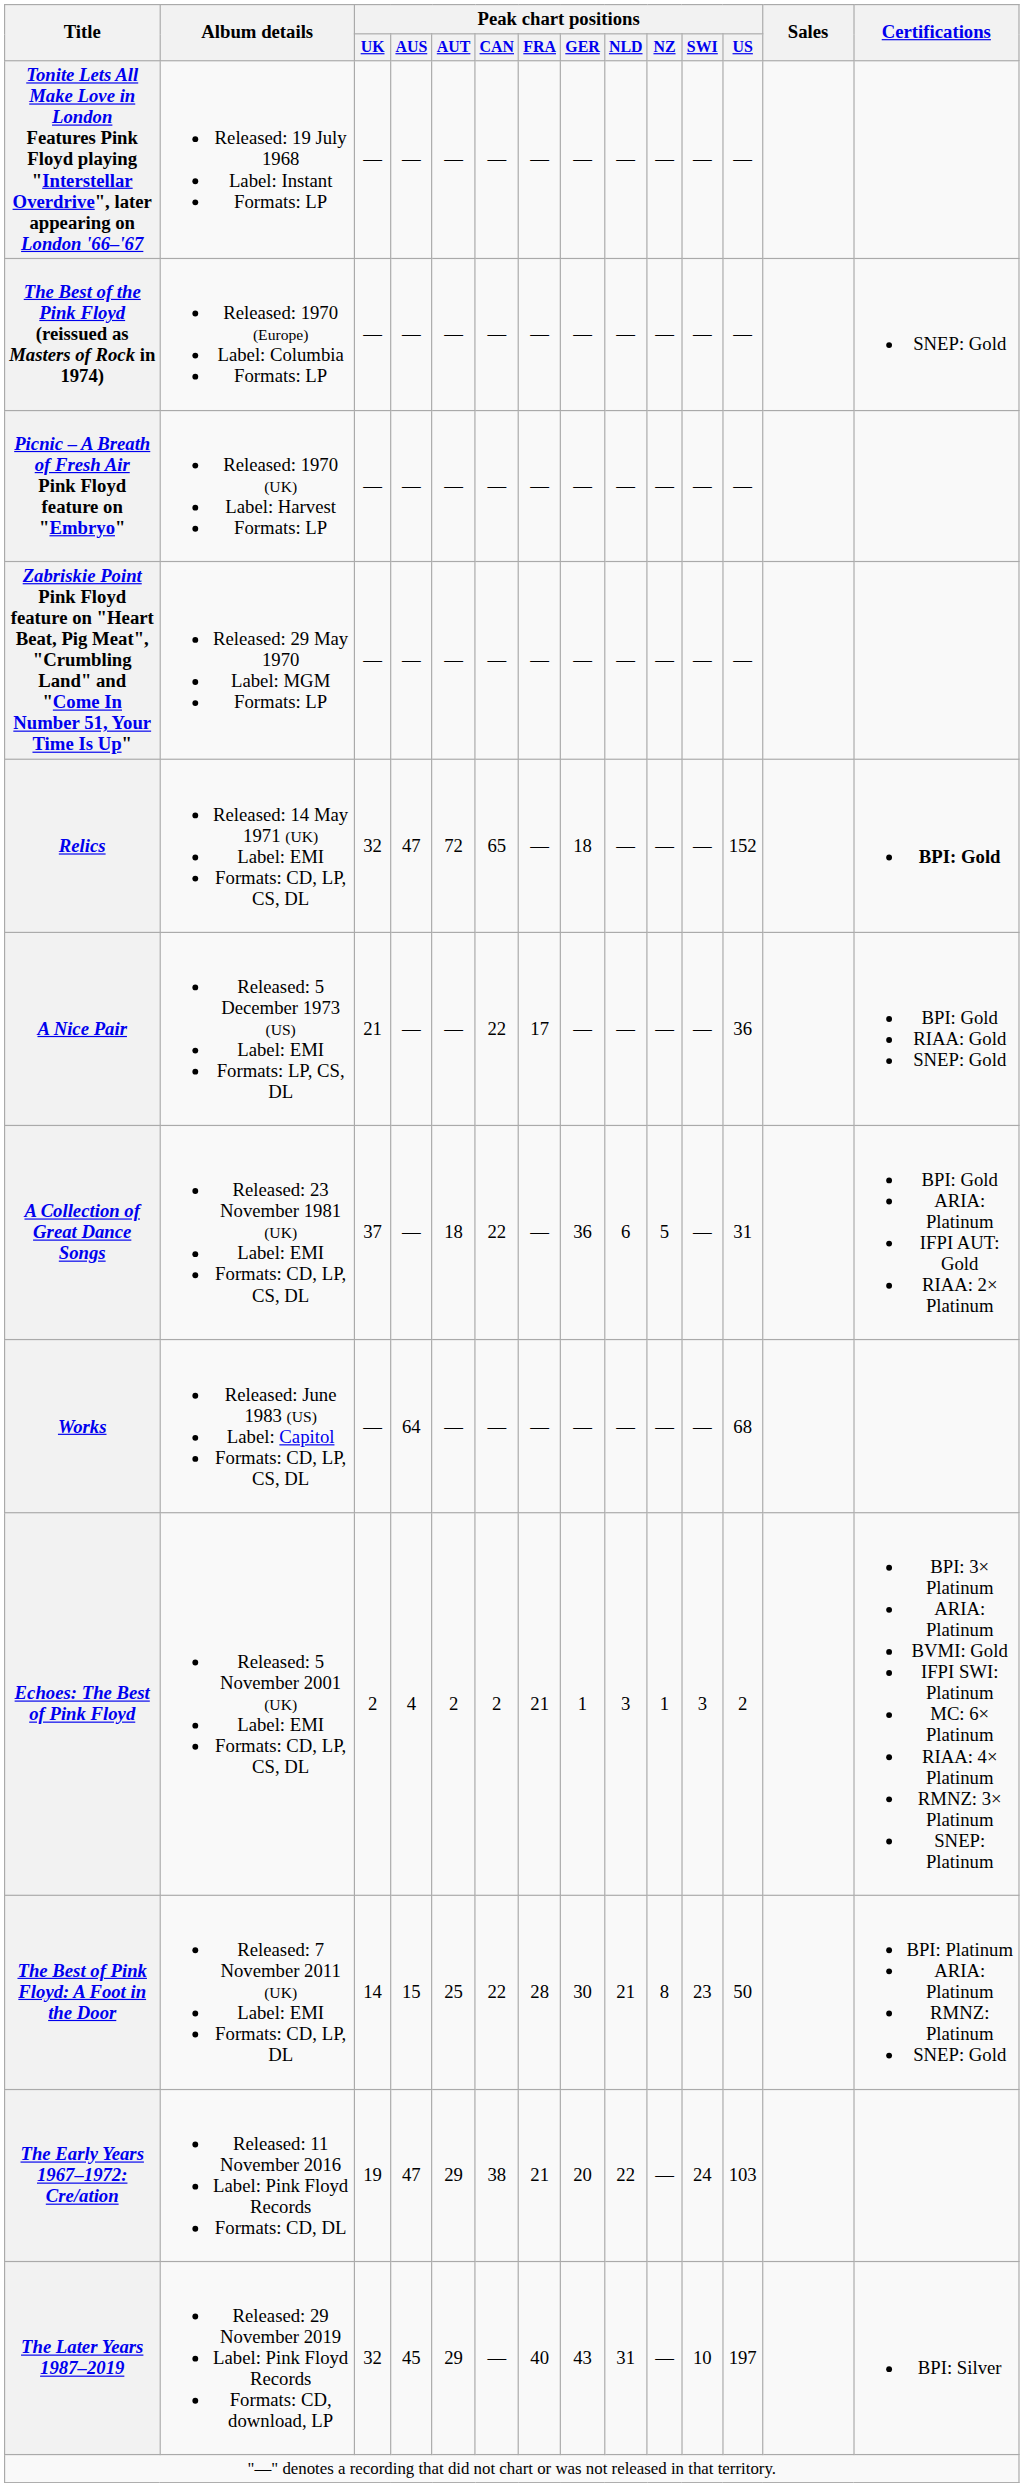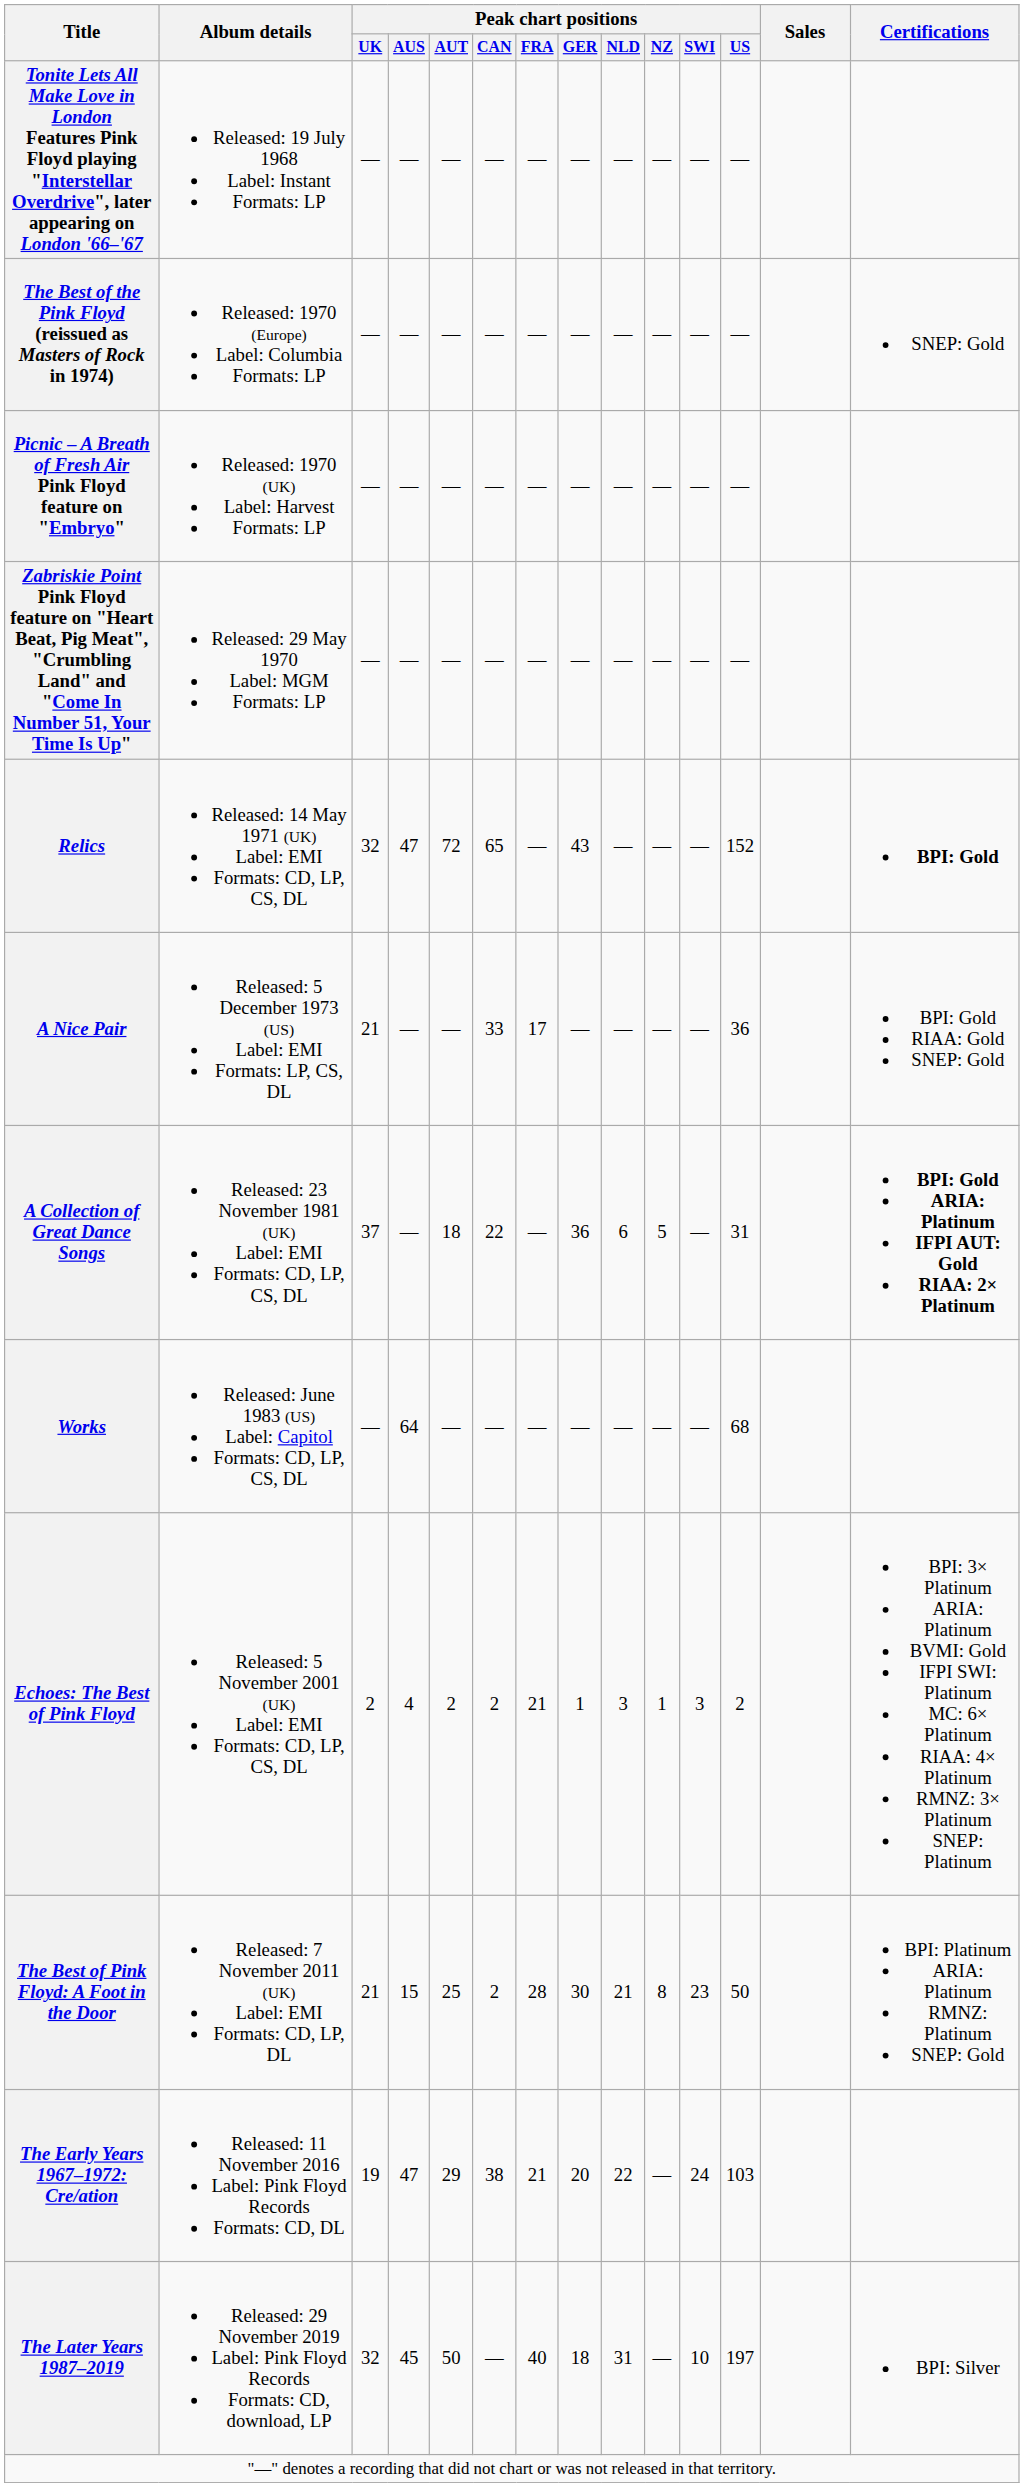(583, 845) 18 -> (580, 845) 43
(497, 1028) 22 -> (494, 1028) 33
(936, 1243) normal -> (934, 1243) bold
(373, 1992) 14 -> (370, 1992) 21
(497, 1992) 22 -> (494, 1992) 2
(454, 2358) 29 -> (451, 2358) 50
(583, 2358) 43 -> (580, 2358) 18
